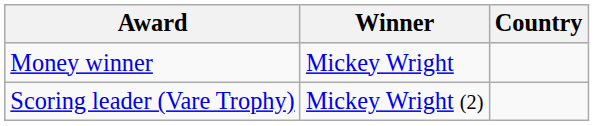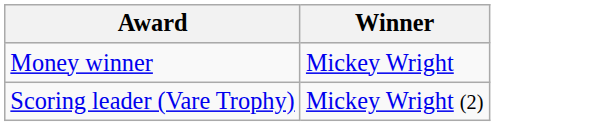- column: (539, 23)
